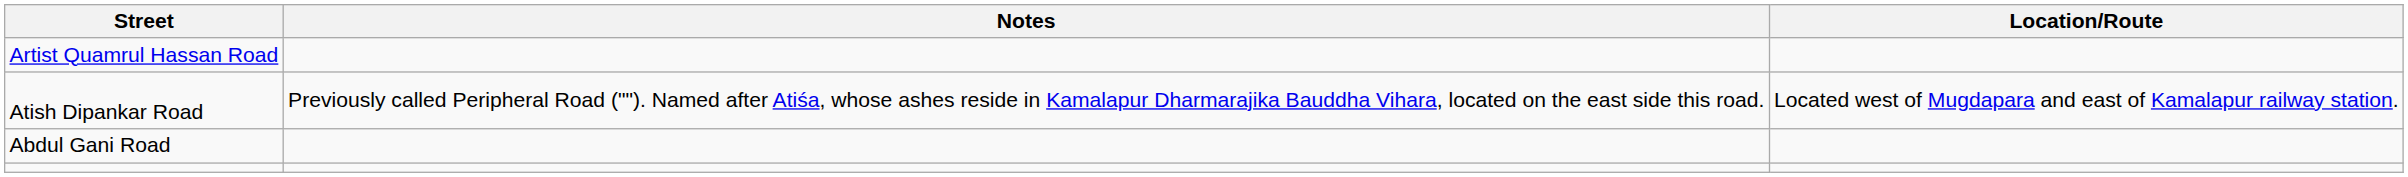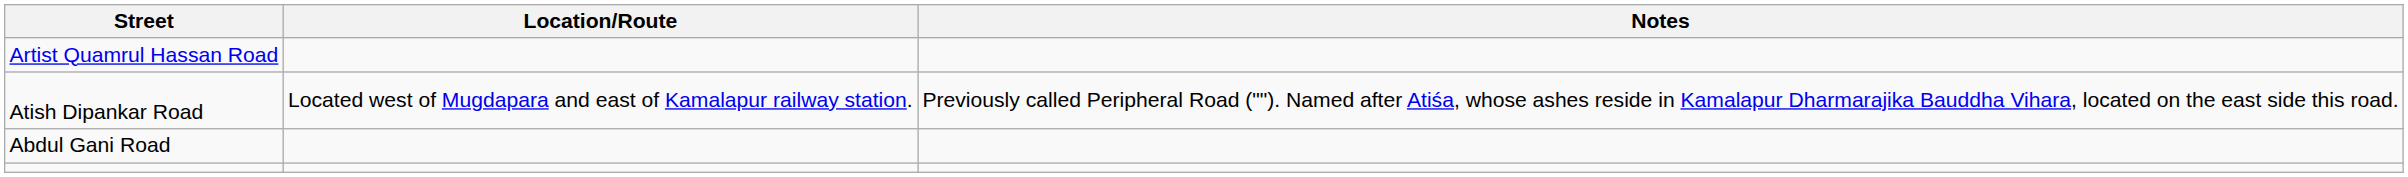columns swapped: (2086, 21) <-> (1026, 21)
